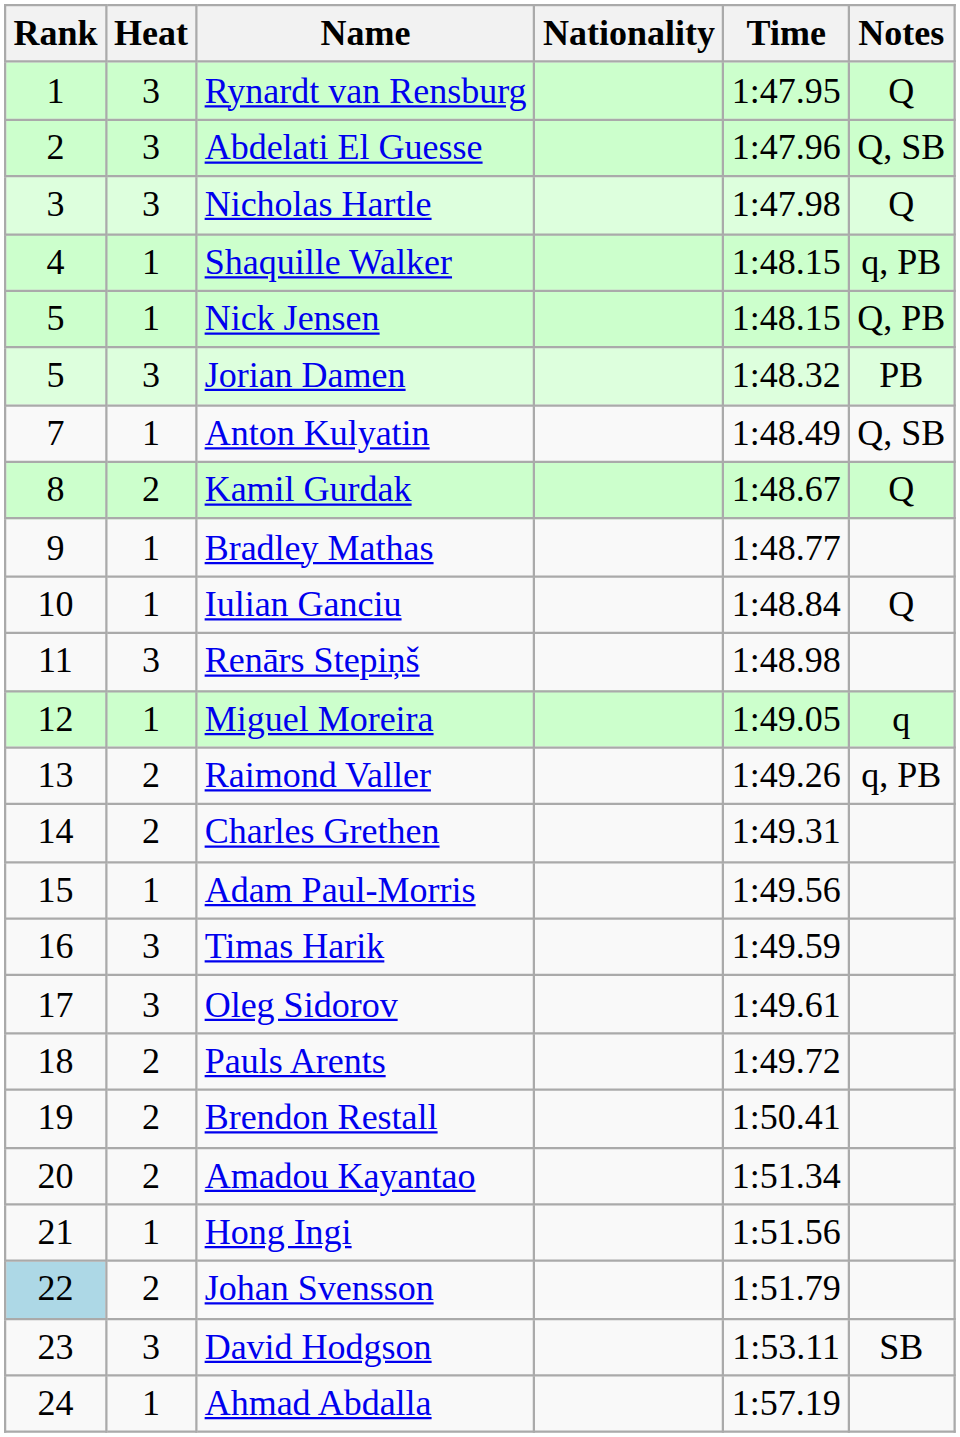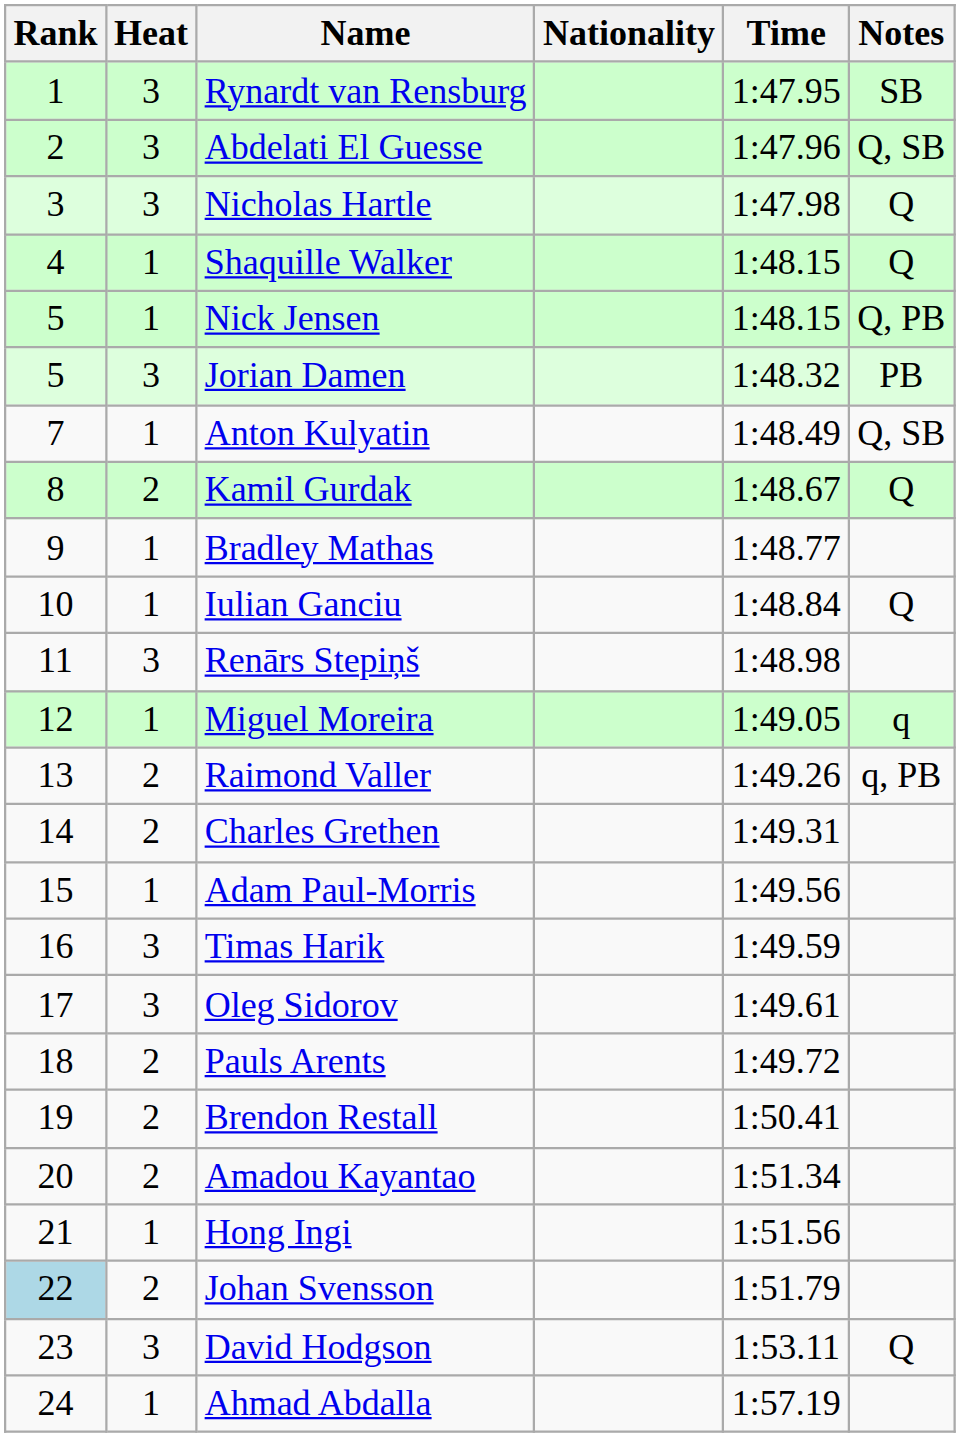(901, 90) Q -> (901, 90) SB
(901, 261) q, PB -> (901, 261) Q
(901, 1346) SB -> (901, 1346) Q
